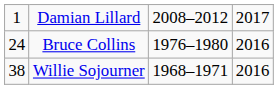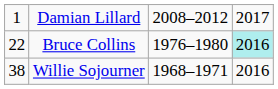(17, 44) 24 -> (17, 44) 22
(253, 44) no background -> (253, 44) paleturquoise background
